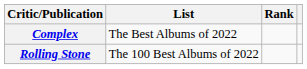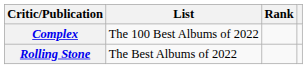(173, 34) The Best Albums of 2022 -> (184, 34) The 100 Best Albums of 2022
(184, 53) The 100 Best Albums of 2022 -> (173, 53) The Best Albums of 2022
